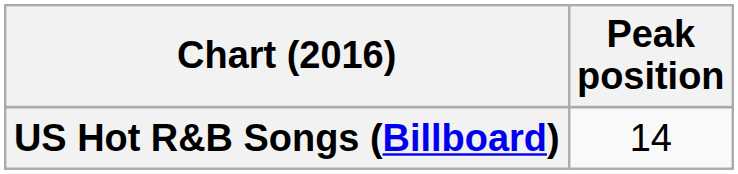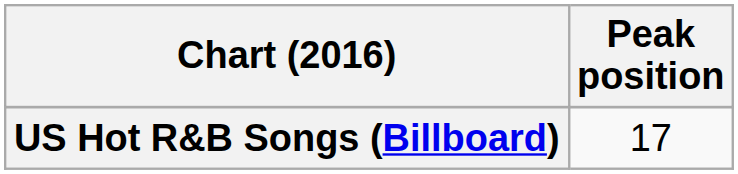(651, 137) 14 -> (651, 137) 17
